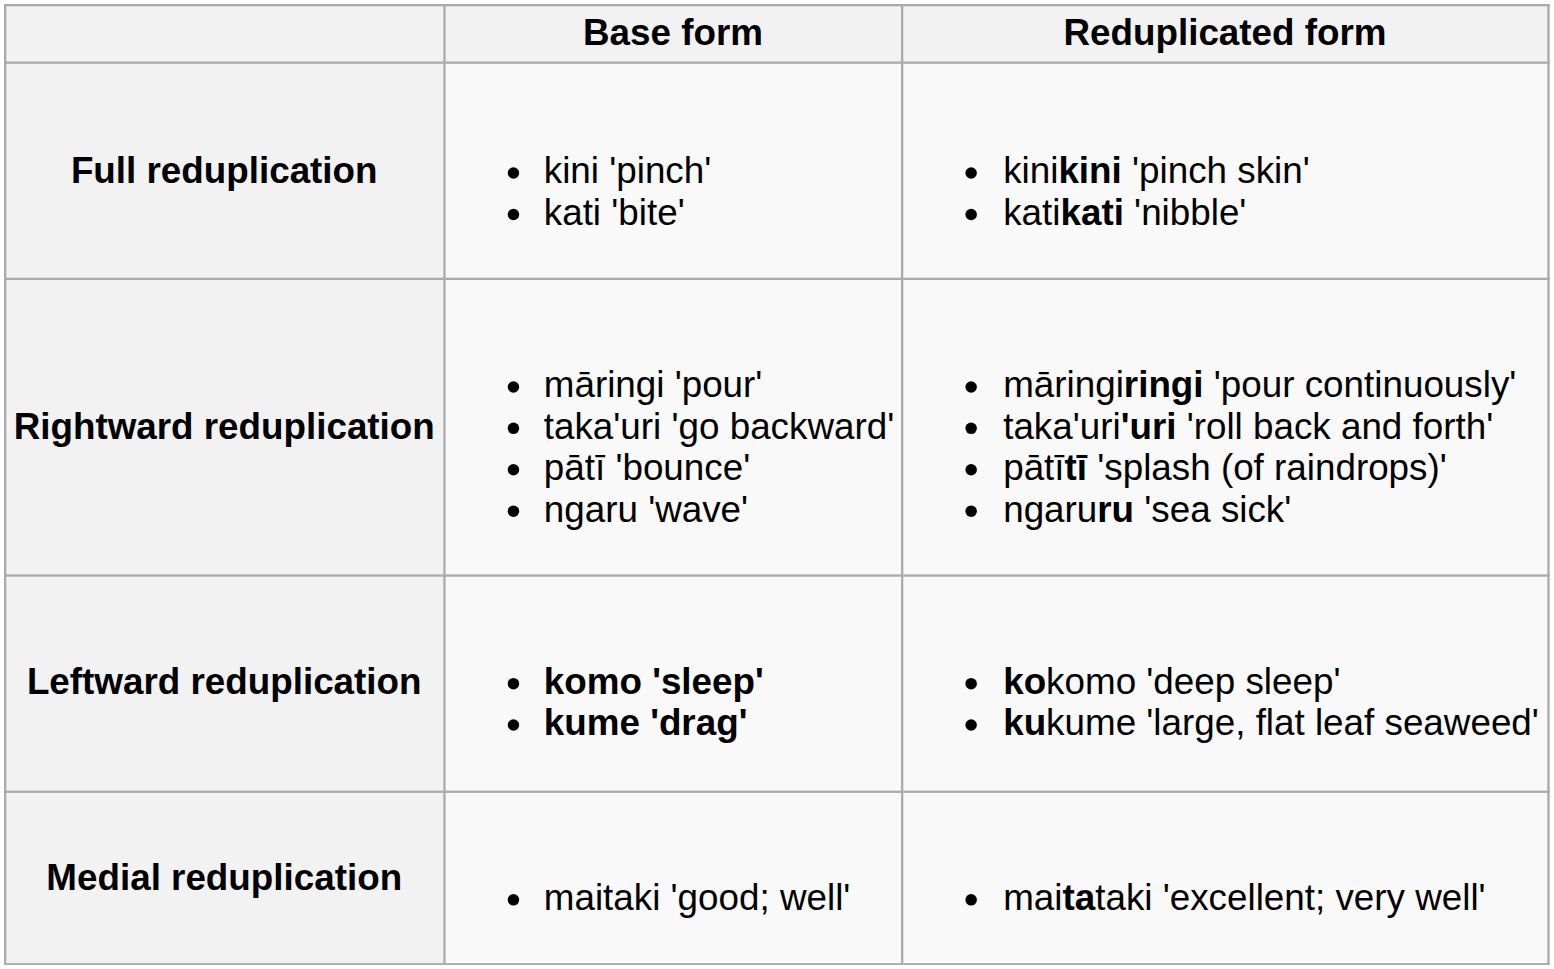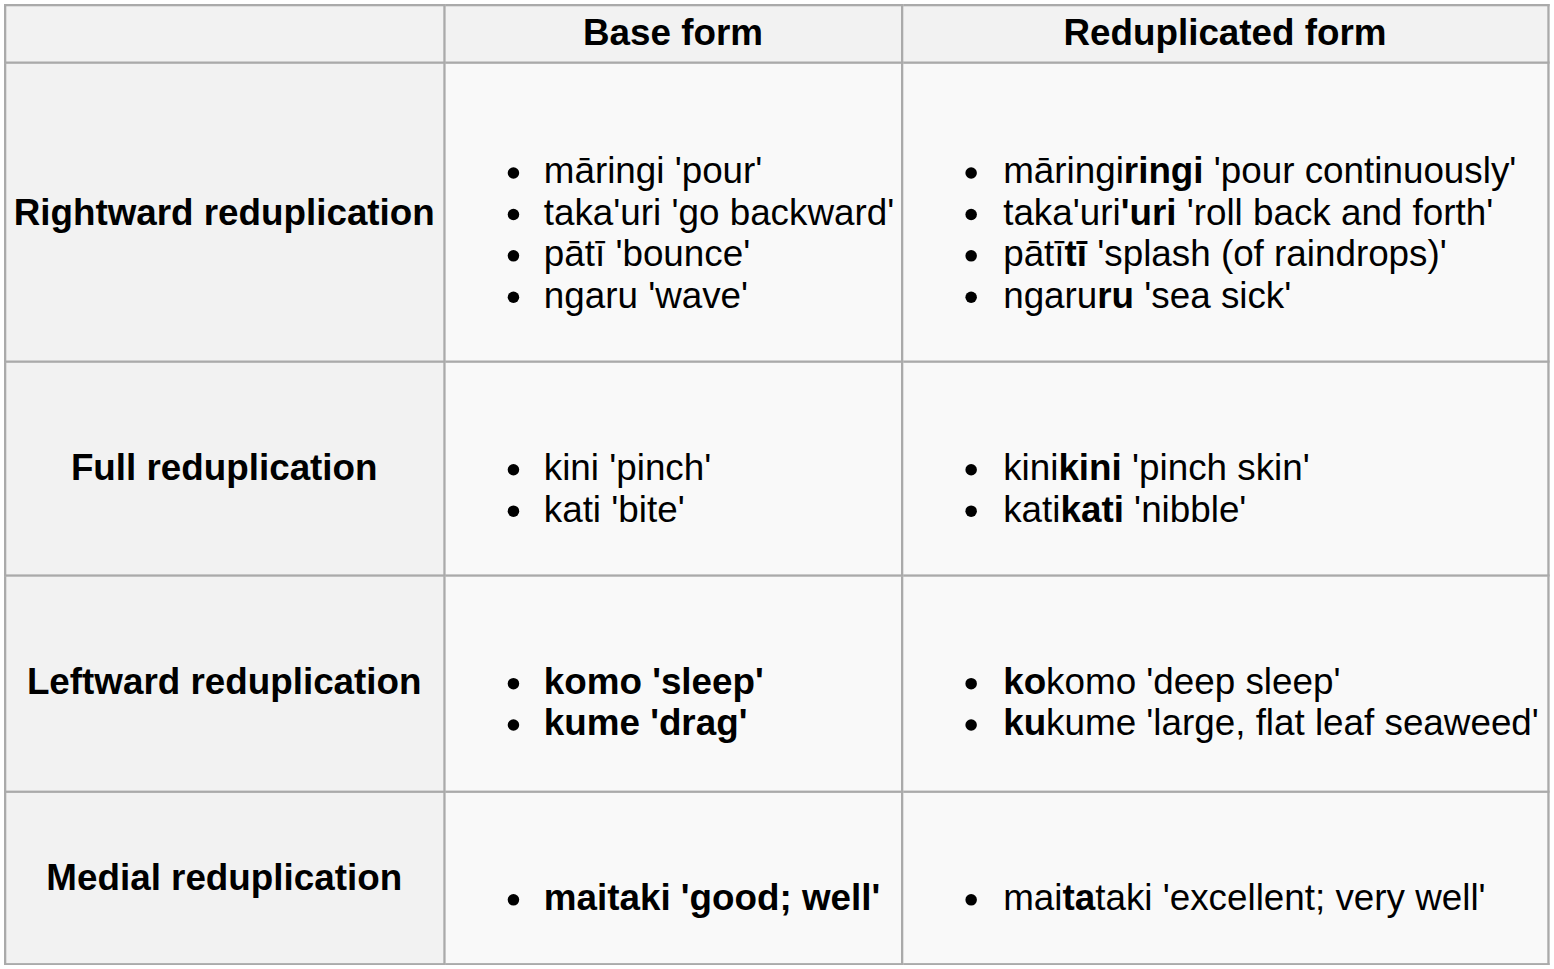rows swapped: (224, 170) <-> (224, 426)
(673, 898) normal -> (673, 898) bold
